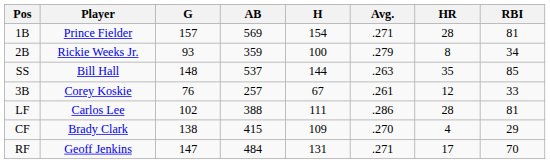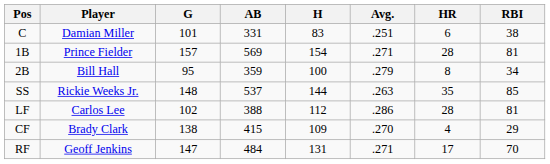+ row: (22, 33)
(98, 52) Rickie Weeks Jr. -> (98, 71) Bill Hall
(188, 52) 93 -> (188, 71) 95
(98, 71) Bill Hall -> (98, 91) Rickie Weeks Jr.
- row: (22, 91)
(318, 110) 111 -> (318, 110) 112
